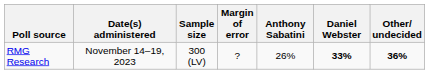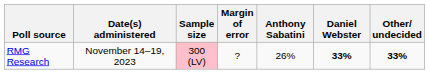(197, 56) no background -> (197, 56) pink background
(397, 56) 36% -> (397, 56) 33%
